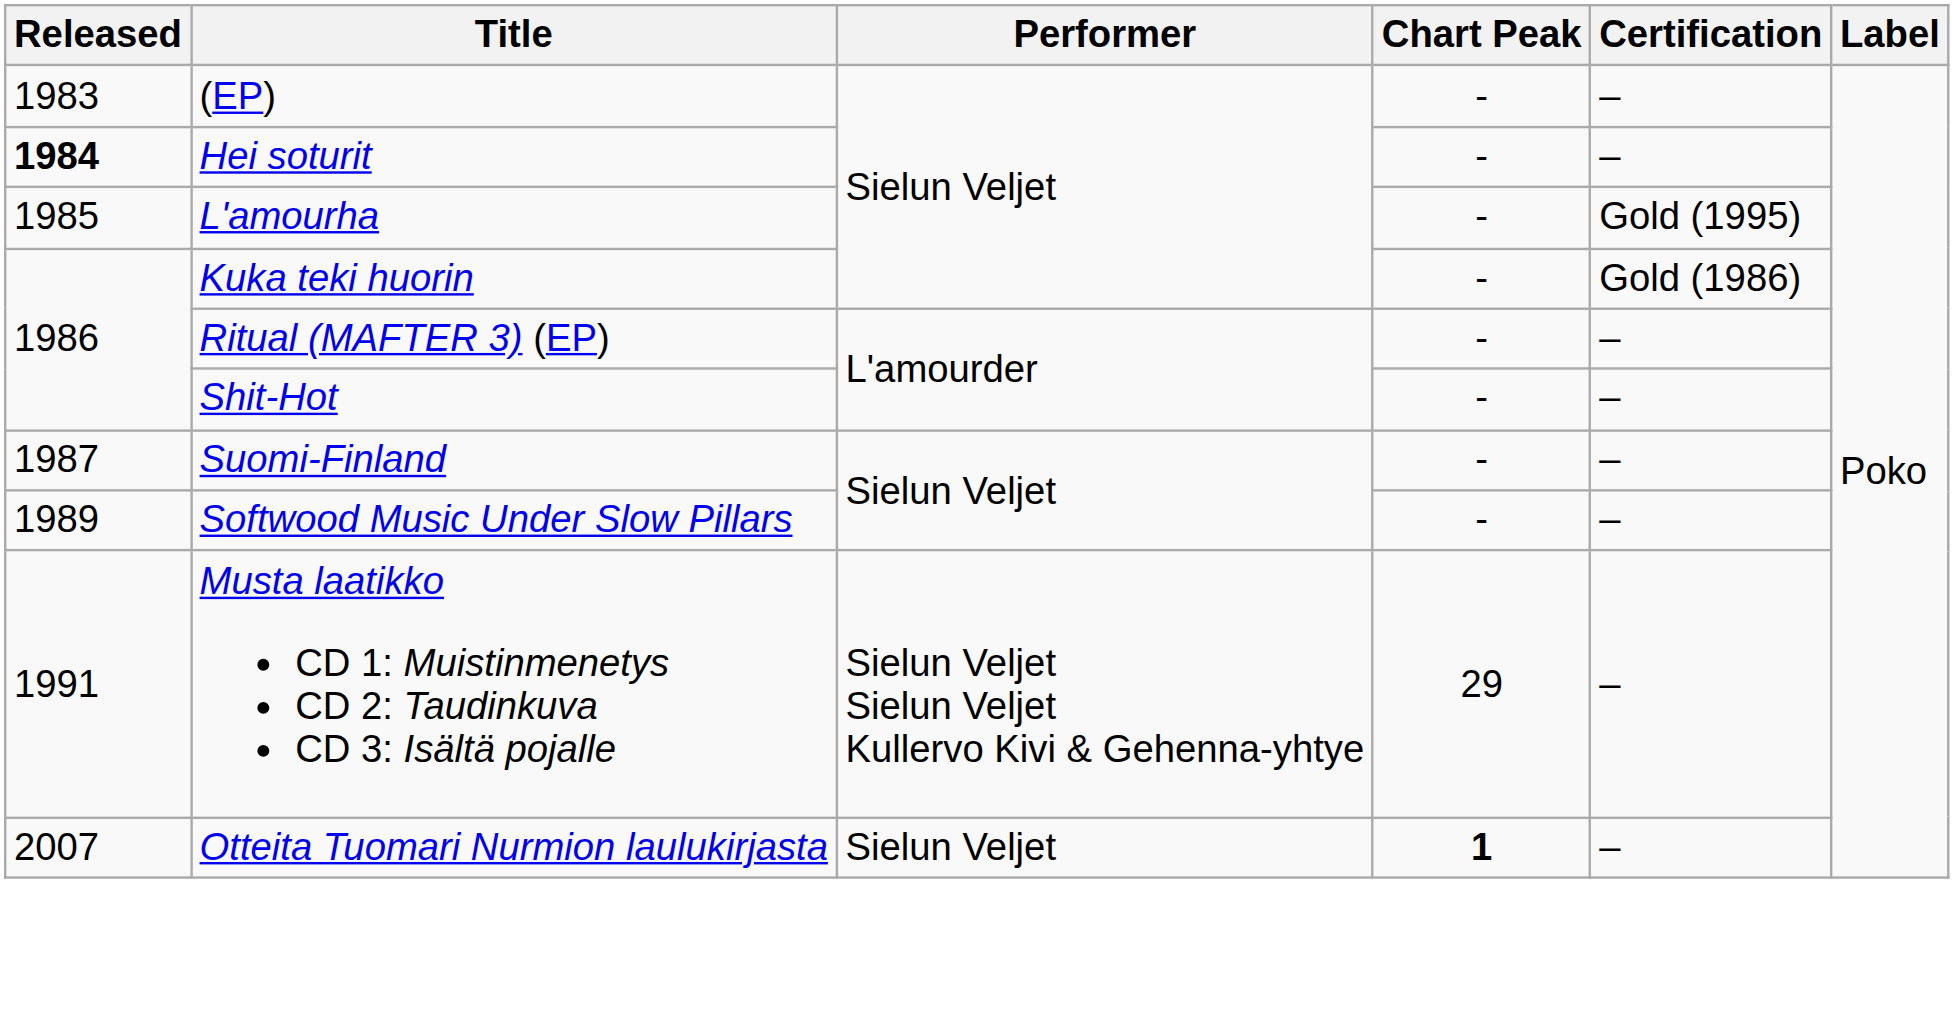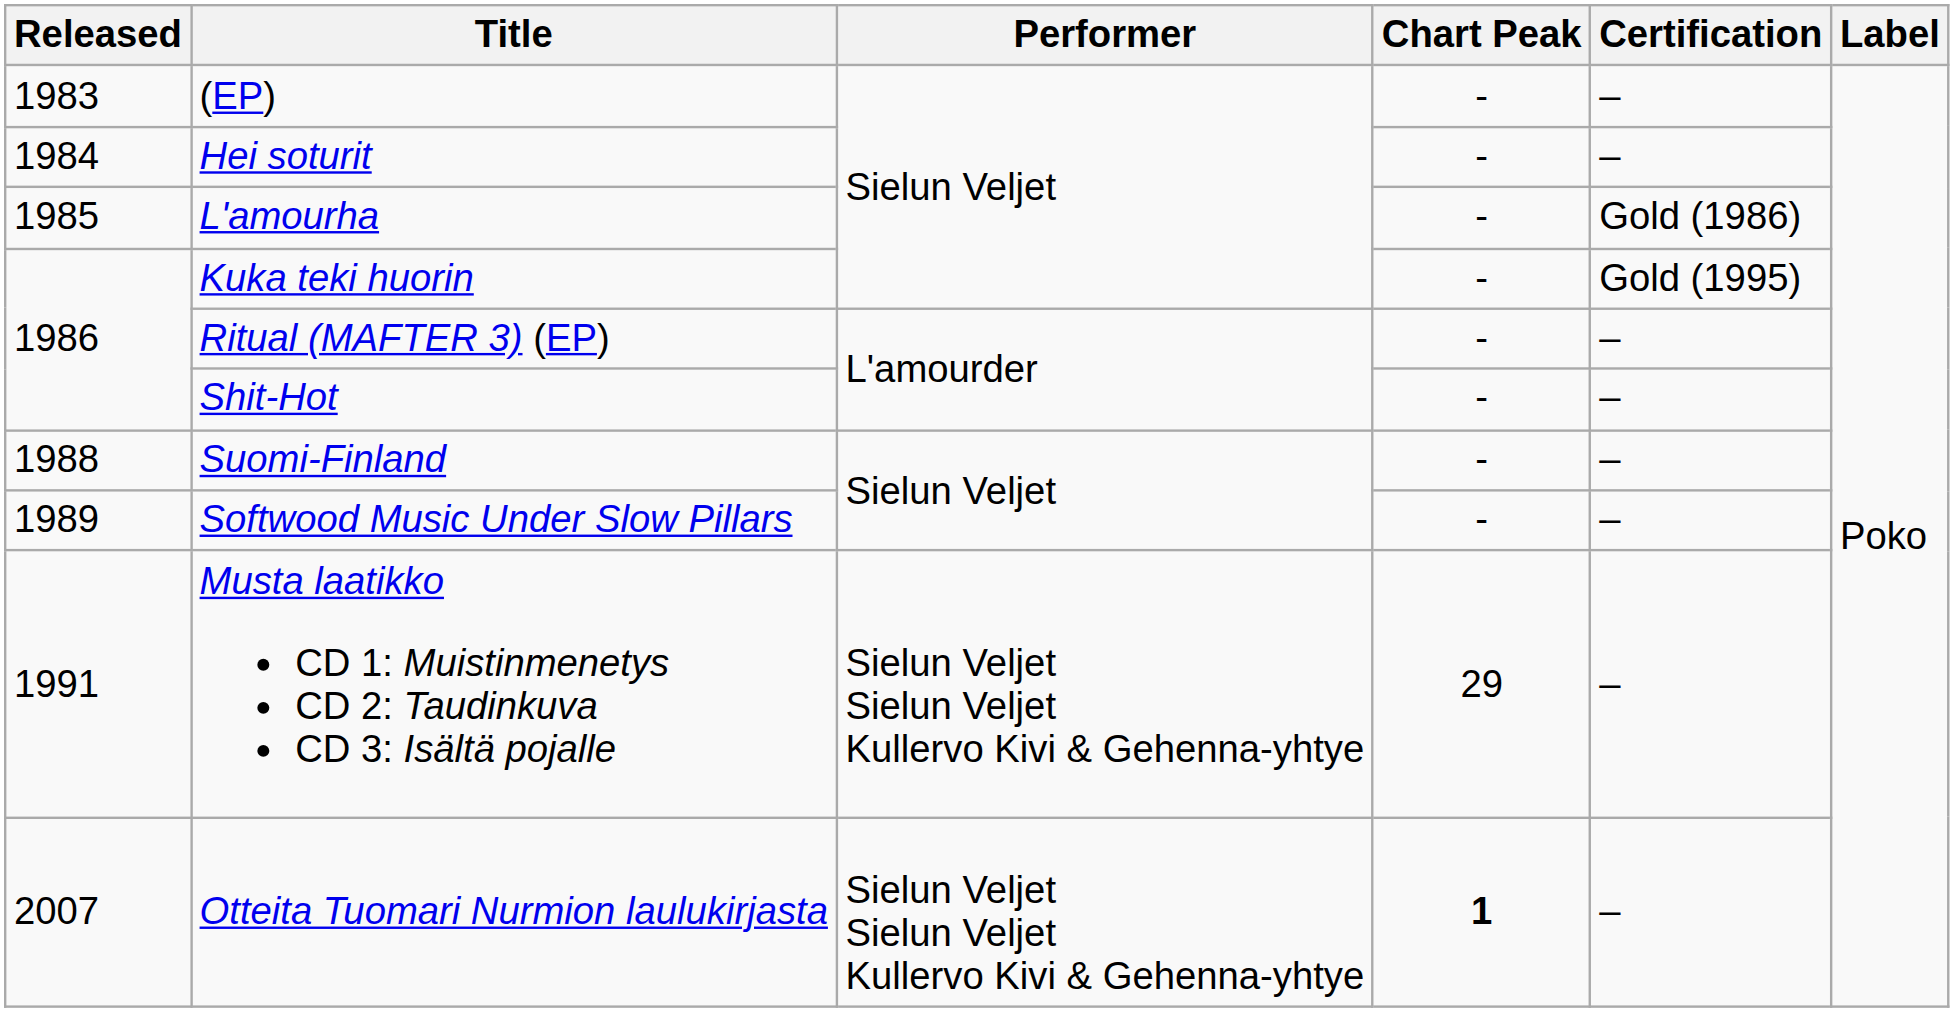(57, 156) bold -> (57, 156) normal
(1700, 216) Gold (1995) -> (1700, 216) Gold (1986)
(1700, 277) Gold (1986) -> (1700, 277) Gold (1995)
(57, 459) 1987 -> (57, 459) 1988
(951, 846) Sielun Veljet -> (1105, 932) Sielun Veljet Sielun Veljet Kullervo Kivi & Gehenna-yhtye
